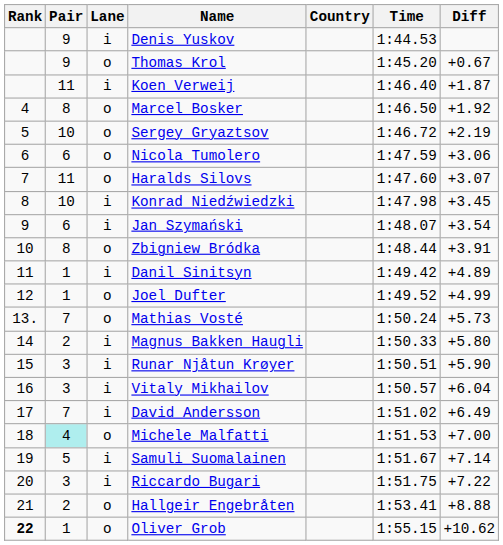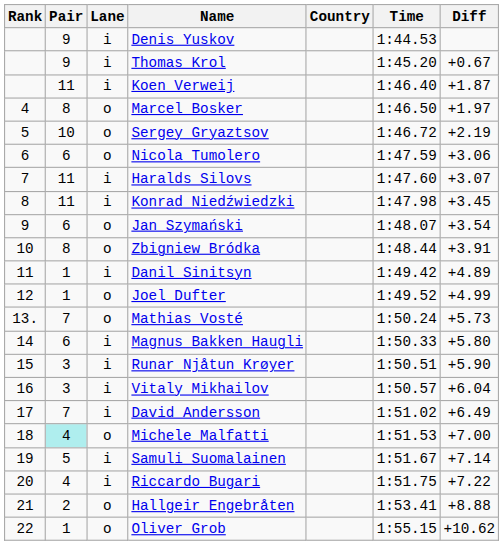(107, 63) o -> (107, 63) i
(469, 109) +1.92 -> (469, 109) +1.97
(107, 179) o -> (107, 179) i
(66, 203) 10 -> (66, 203) 11
(107, 226) i -> (107, 226) o
(66, 342) 2 -> (66, 342) 6
(66, 482) 3 -> (66, 482) 4
(25, 529) bold -> (25, 529) normal
